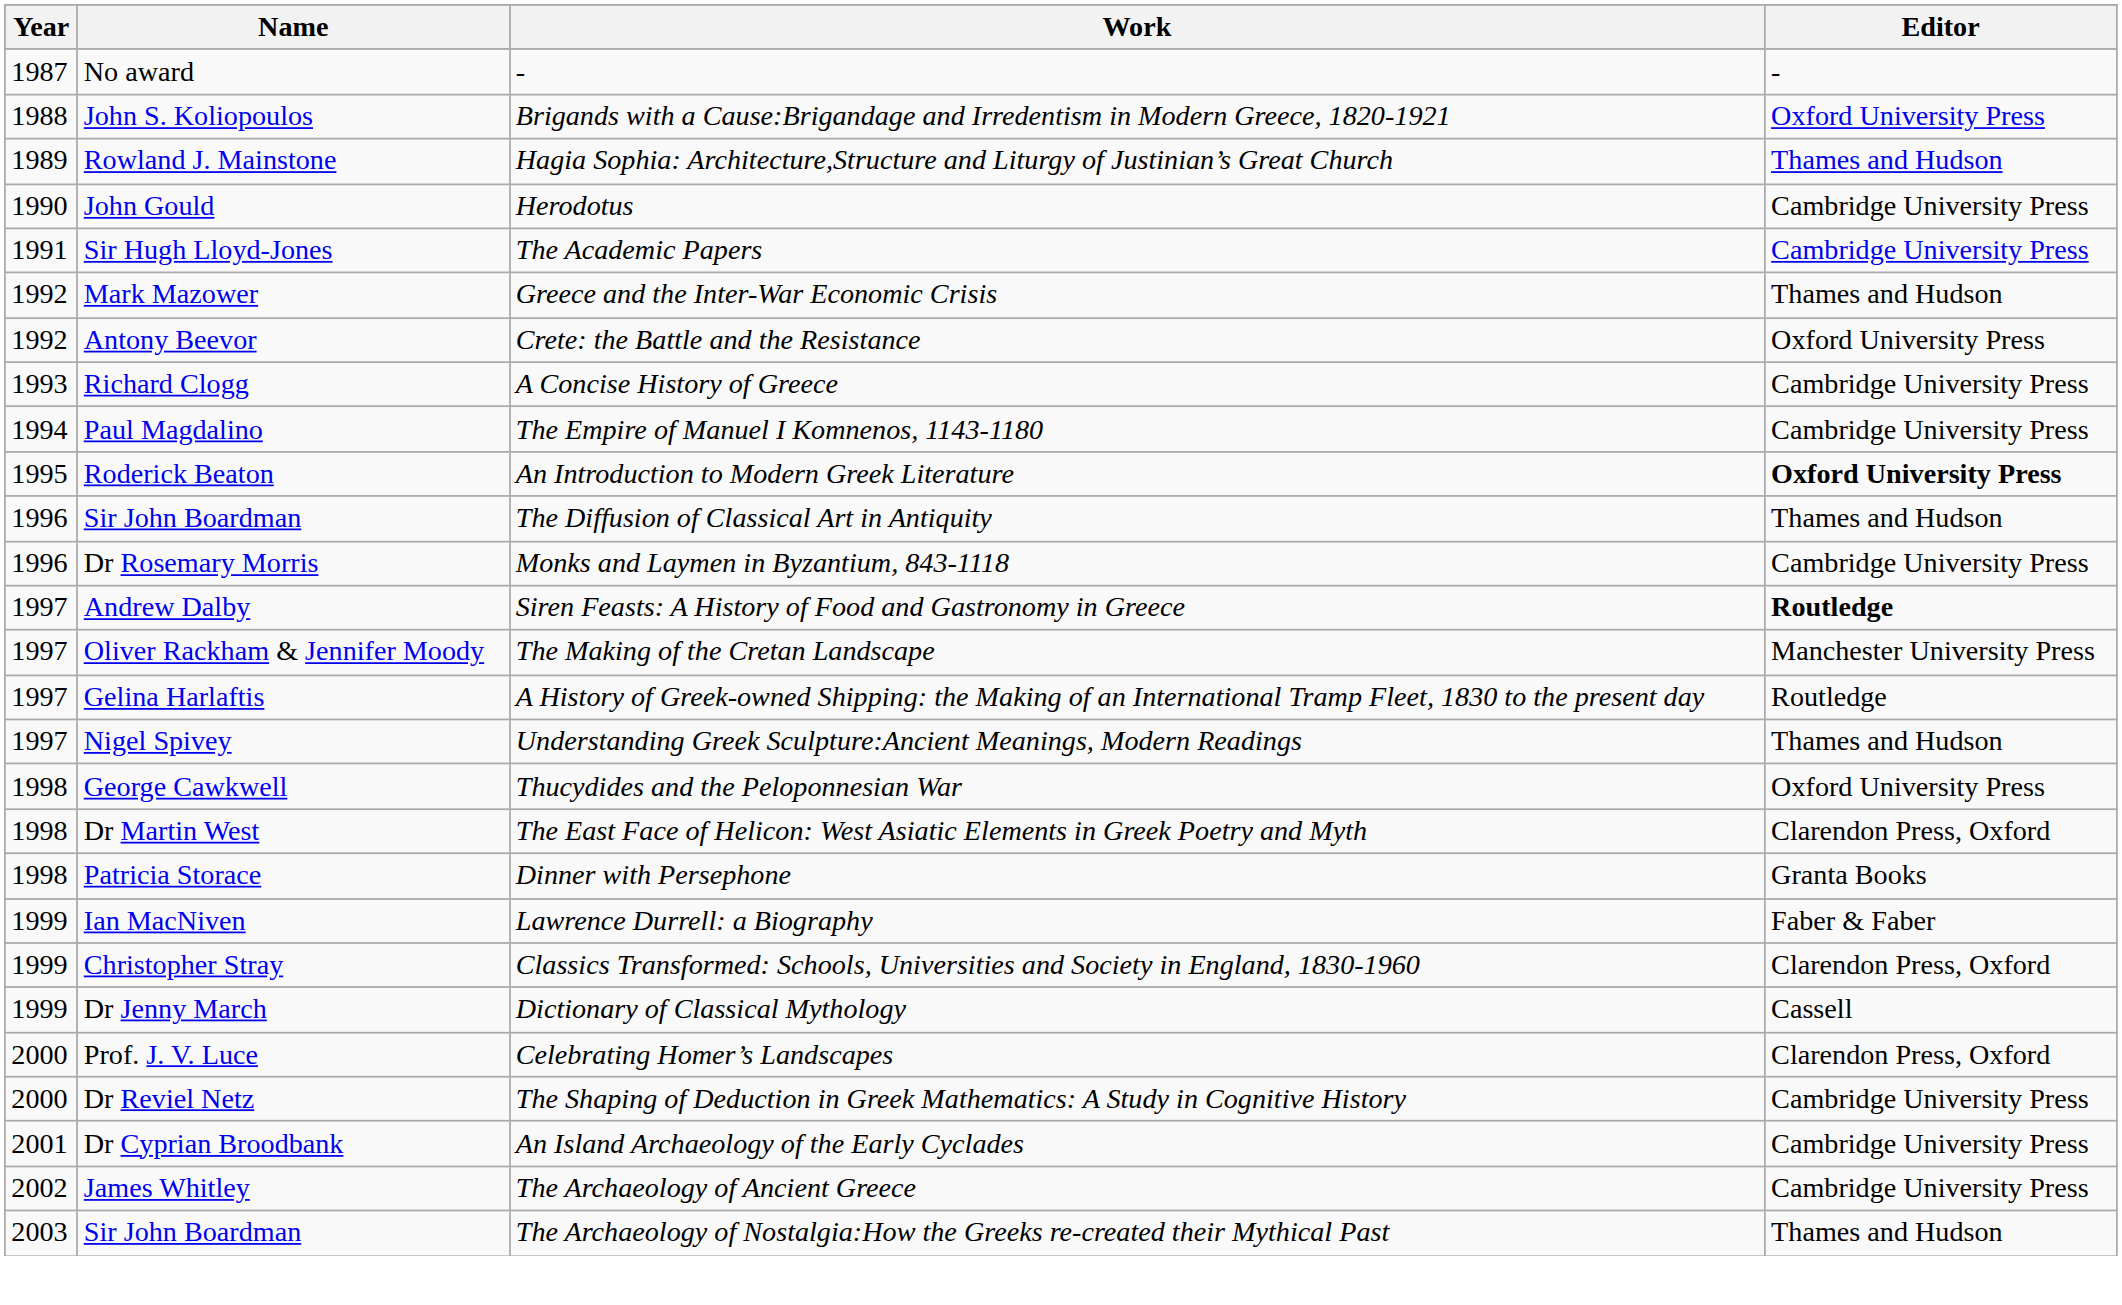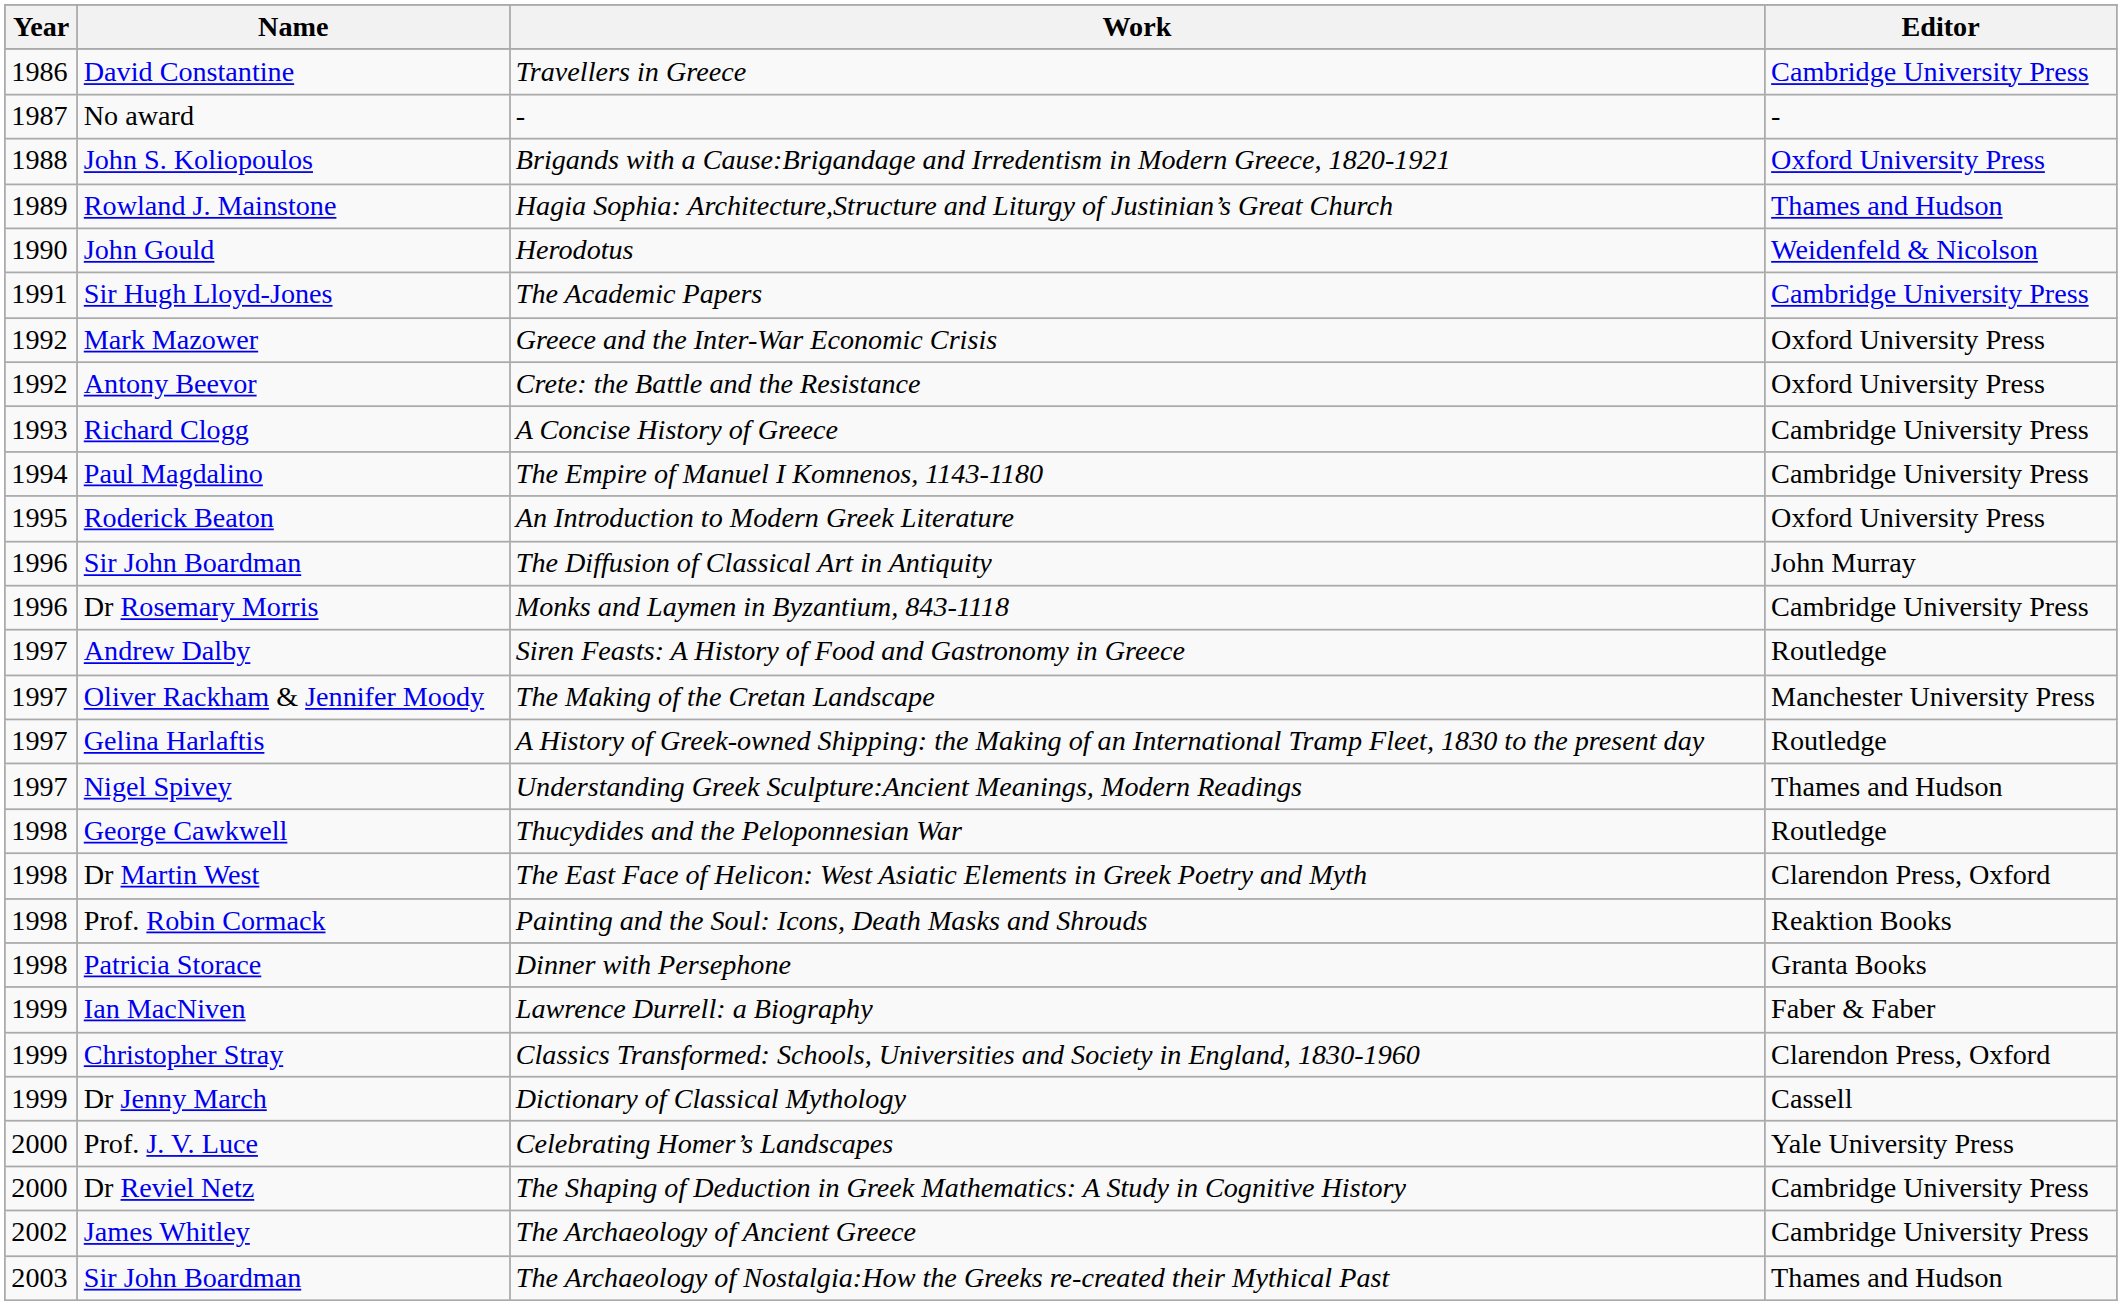+ row: (631, 71)
(1930, 205) Cambridge University Press -> (1904, 250) Weidenfeld & Nicolson
(1887, 294) Thames and Hudson -> (1908, 339) Oxford University Press
(1916, 473) bold -> (1908, 518) normal
(1887, 518) Thames and Hudson -> (1843, 562) John Murray
(1832, 607) bold -> (1829, 652) normal
(1908, 786) Oxford University Press -> (1829, 830) Routledge
+ row: (832, 920)
(1911, 1054) Clarendon Press, Oxford -> (1893, 1143) Yale University Press
- row: (770, 1143)
